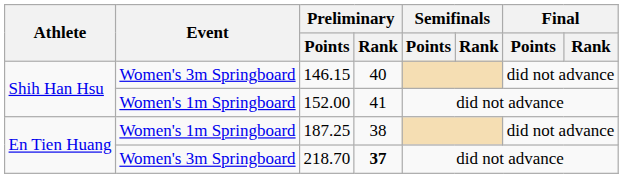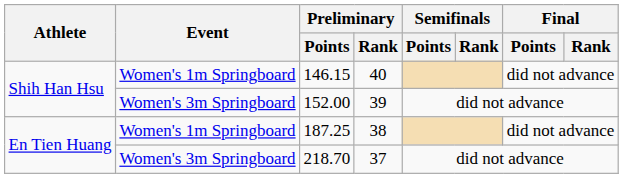(207, 74) Women's 3m Springboard -> (207, 74) Women's 1m Springboard
(207, 102) Women's 1m Springboard -> (207, 102) Women's 3m Springboard
(378, 102) 41 -> (378, 102) 39
(378, 159) bold -> (378, 159) normal
